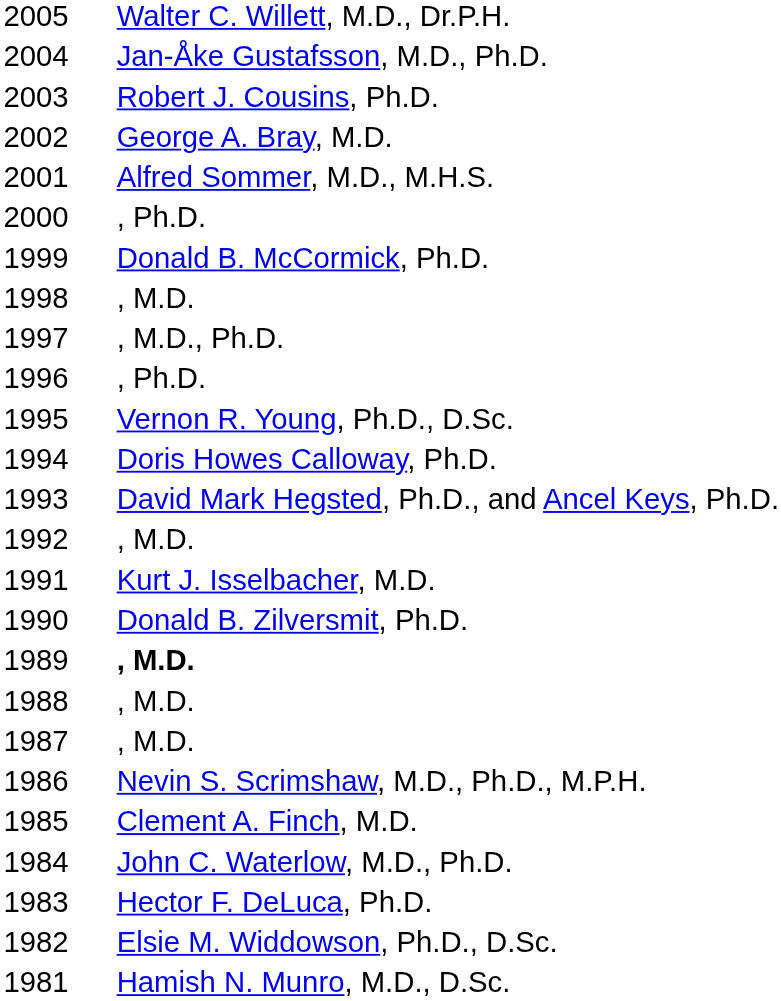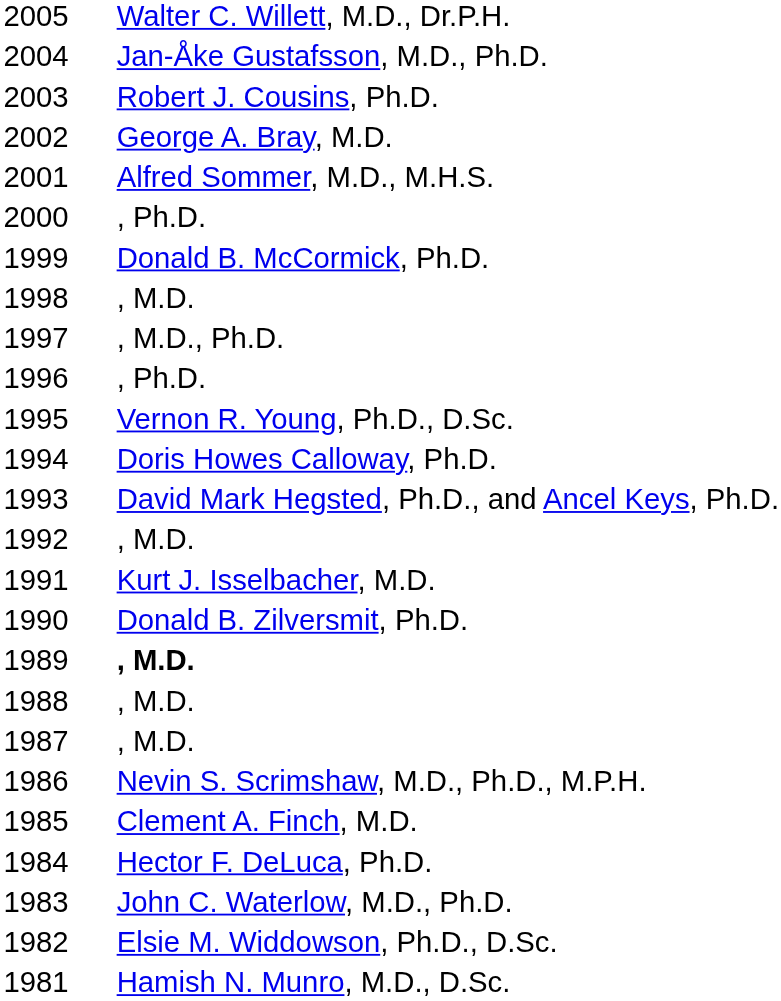(315, 862) John C. Waterlow, M.D., Ph.D. -> (274, 862) Hector F. DeLuca, Ph.D.
(274, 902) Hector F. DeLuca, Ph.D. -> (315, 902) John C. Waterlow, M.D., Ph.D.
